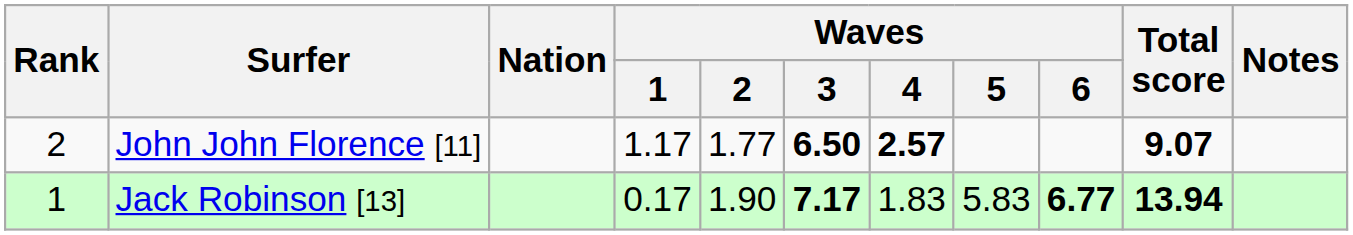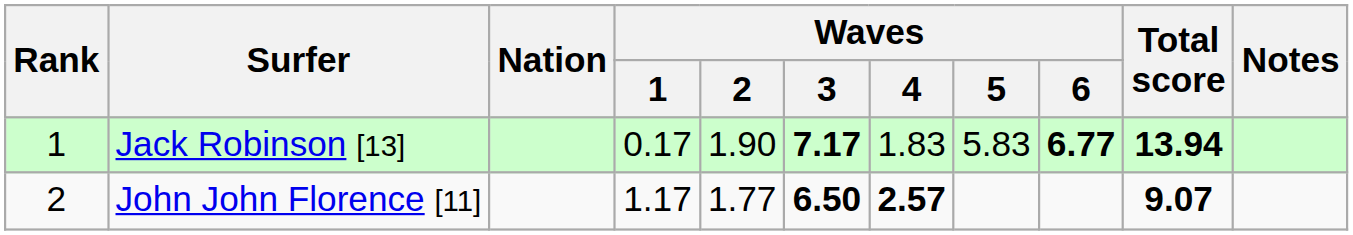rows swapped: (260, 199) <-> (298, 144)
